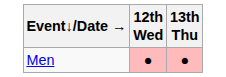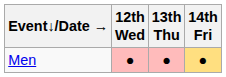+ column: (203, 26)
